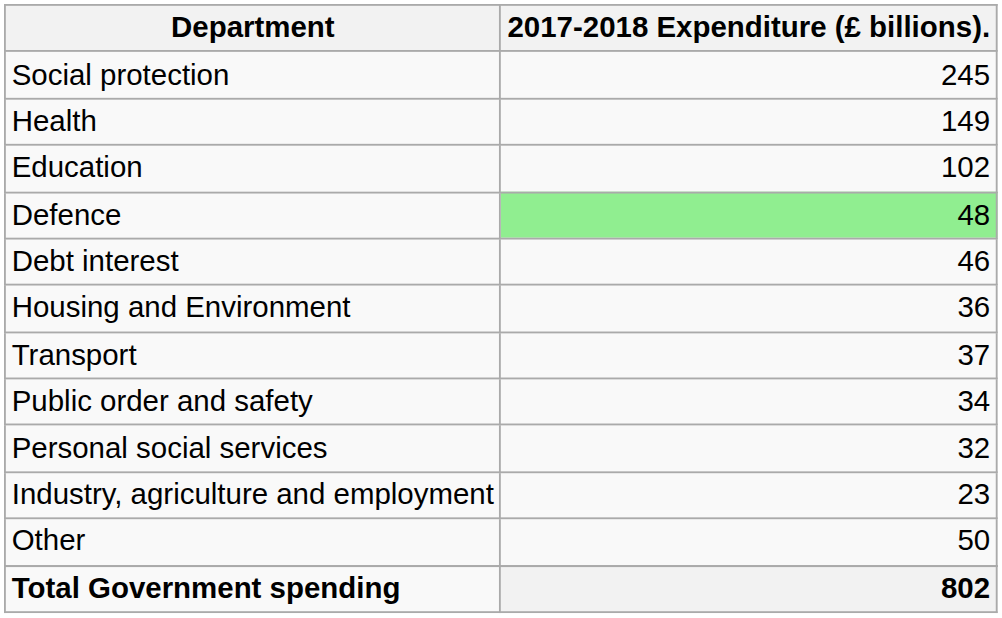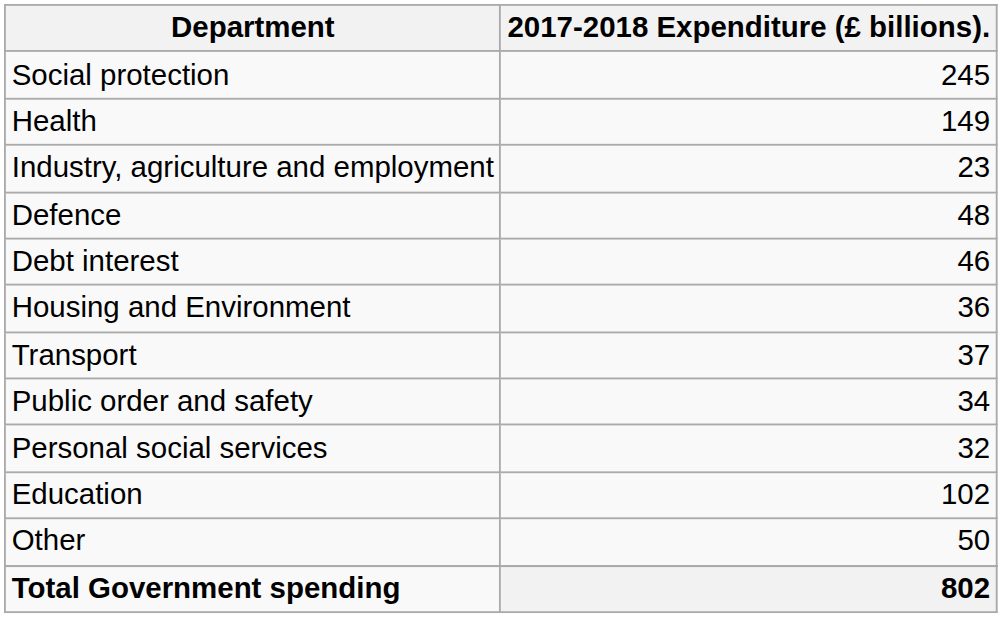rows swapped: (77, 167) <-> (253, 494)
(974, 214) lightgreen background -> (974, 214) no background
